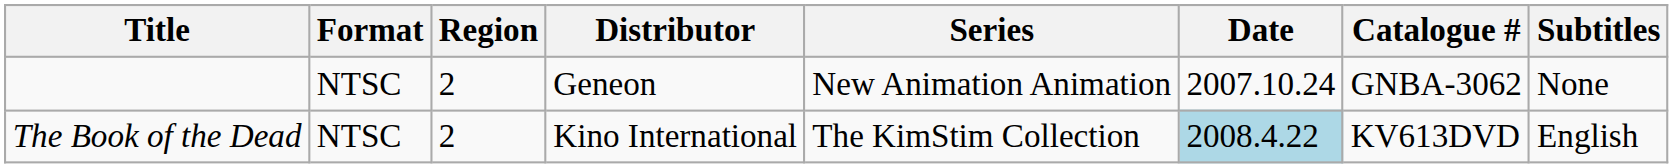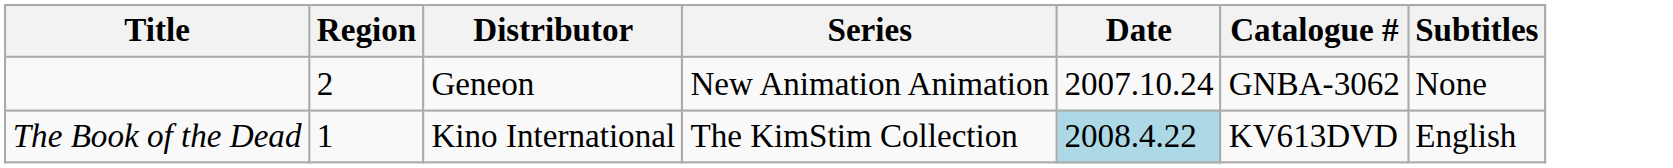- column: (370, 30)
(447, 135) 2 -> (325, 135) 1
